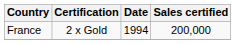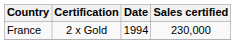(191, 30) 200,000 -> (191, 30) 230,000
